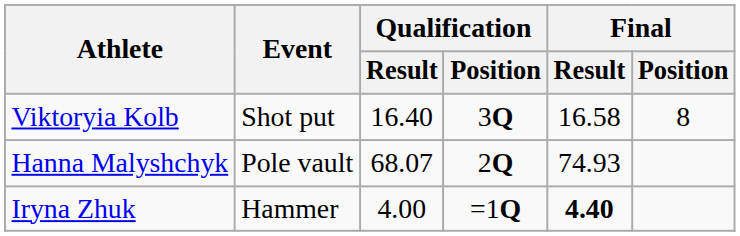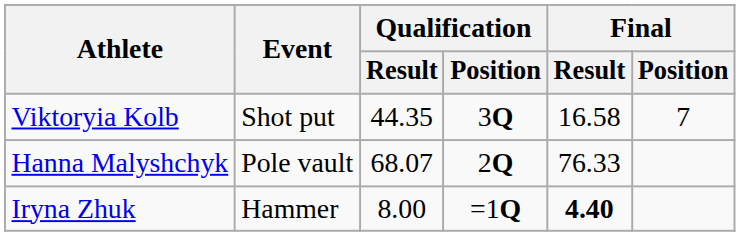(402, 117) 16.40 -> (402, 117) 44.35
(683, 117) 8 -> (683, 117) 7
(589, 162) 74.93 -> (589, 162) 76.33
(402, 208) 4.00 -> (402, 208) 8.00
